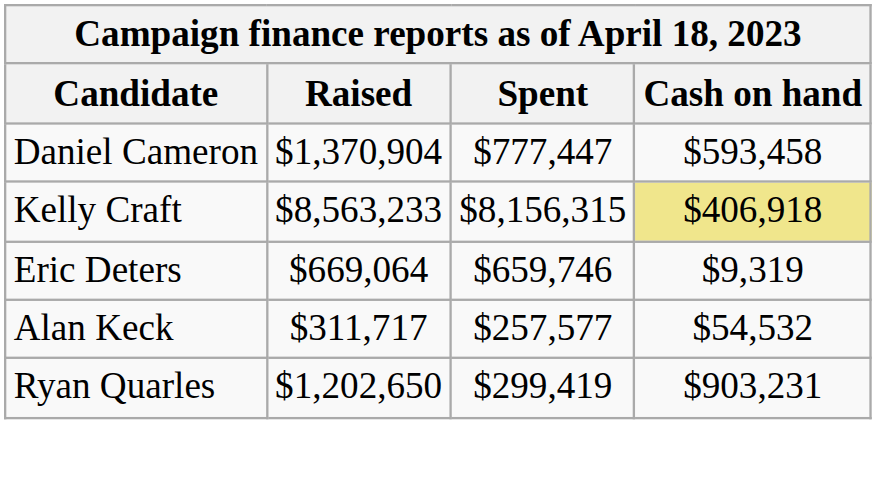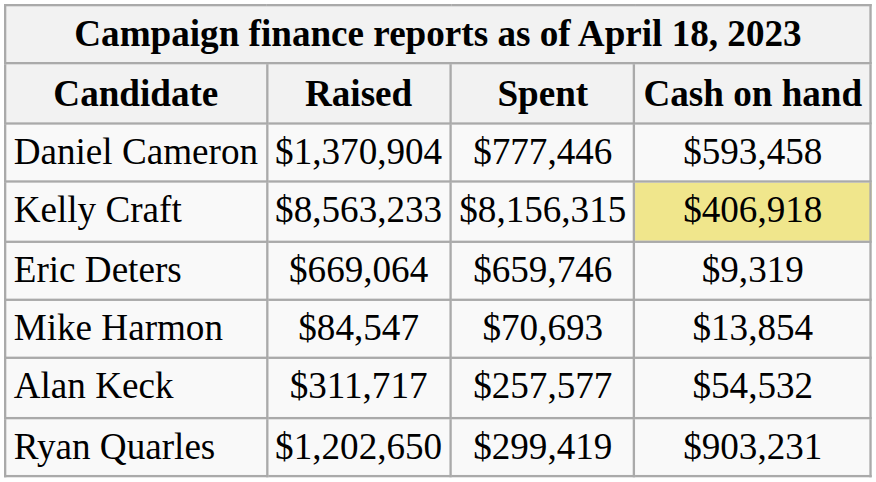(543, 151) $777,447 -> (543, 151) $777,446
+ row: (118, 328)
